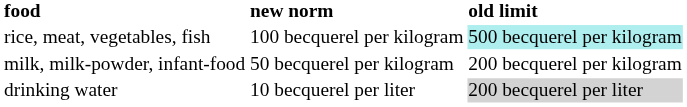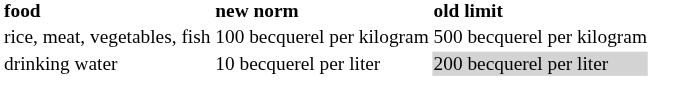(575, 37) paleturquoise background -> (540, 37) no background
- row: (125, 63)
